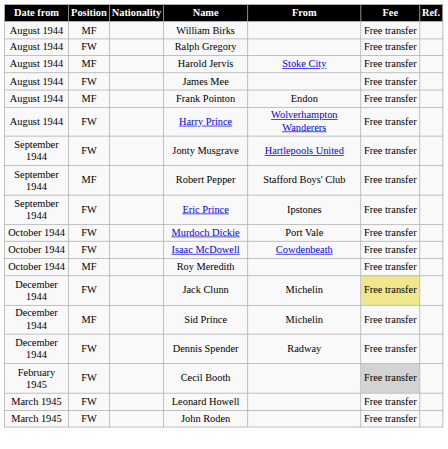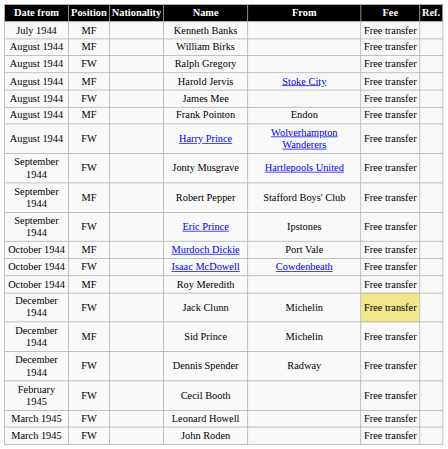+ row: (206, 30)
(89, 233) FW -> (89, 250) MF
(390, 378) lightgrey background -> (390, 395) no background
